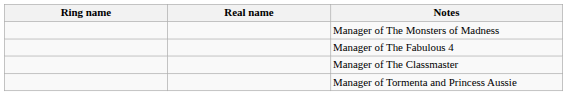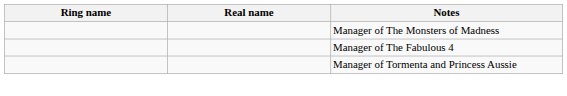- row: (396, 64)
